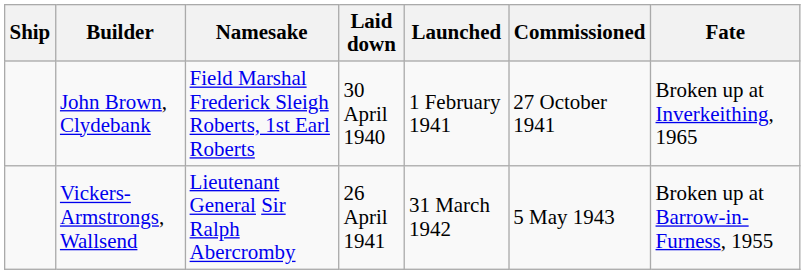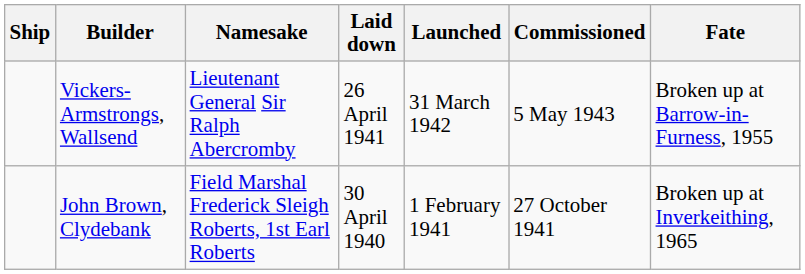rows swapped: (114, 113) <-> (112, 217)
